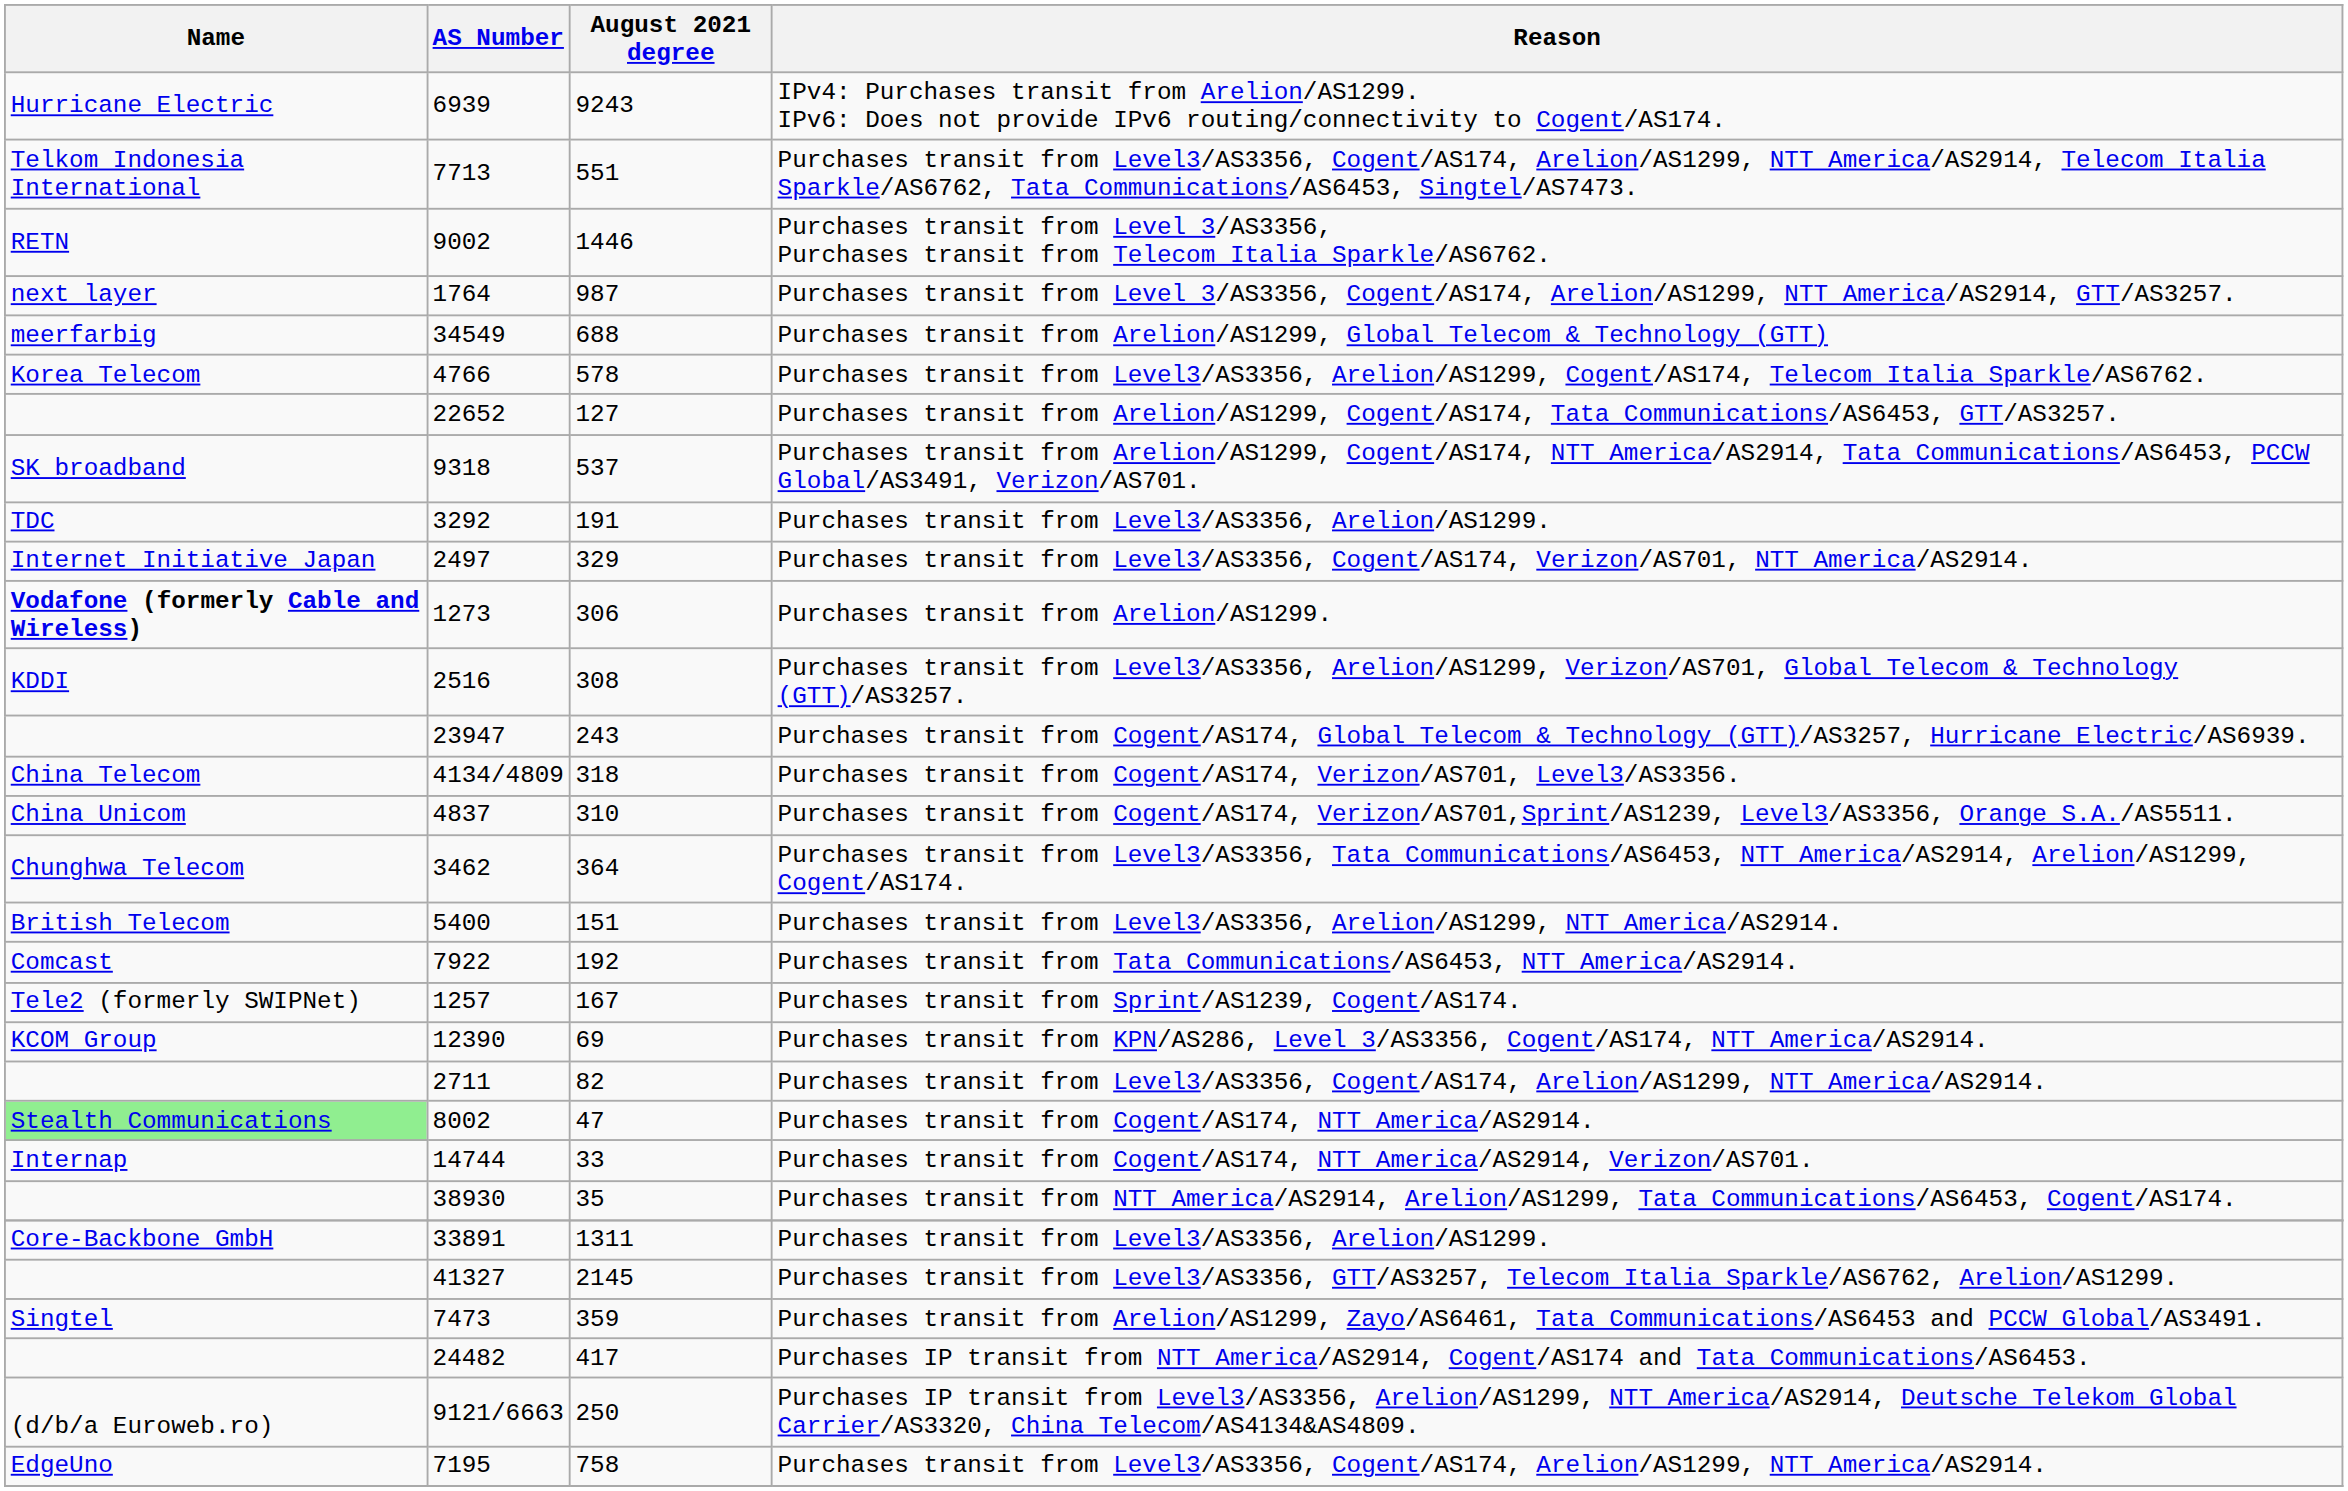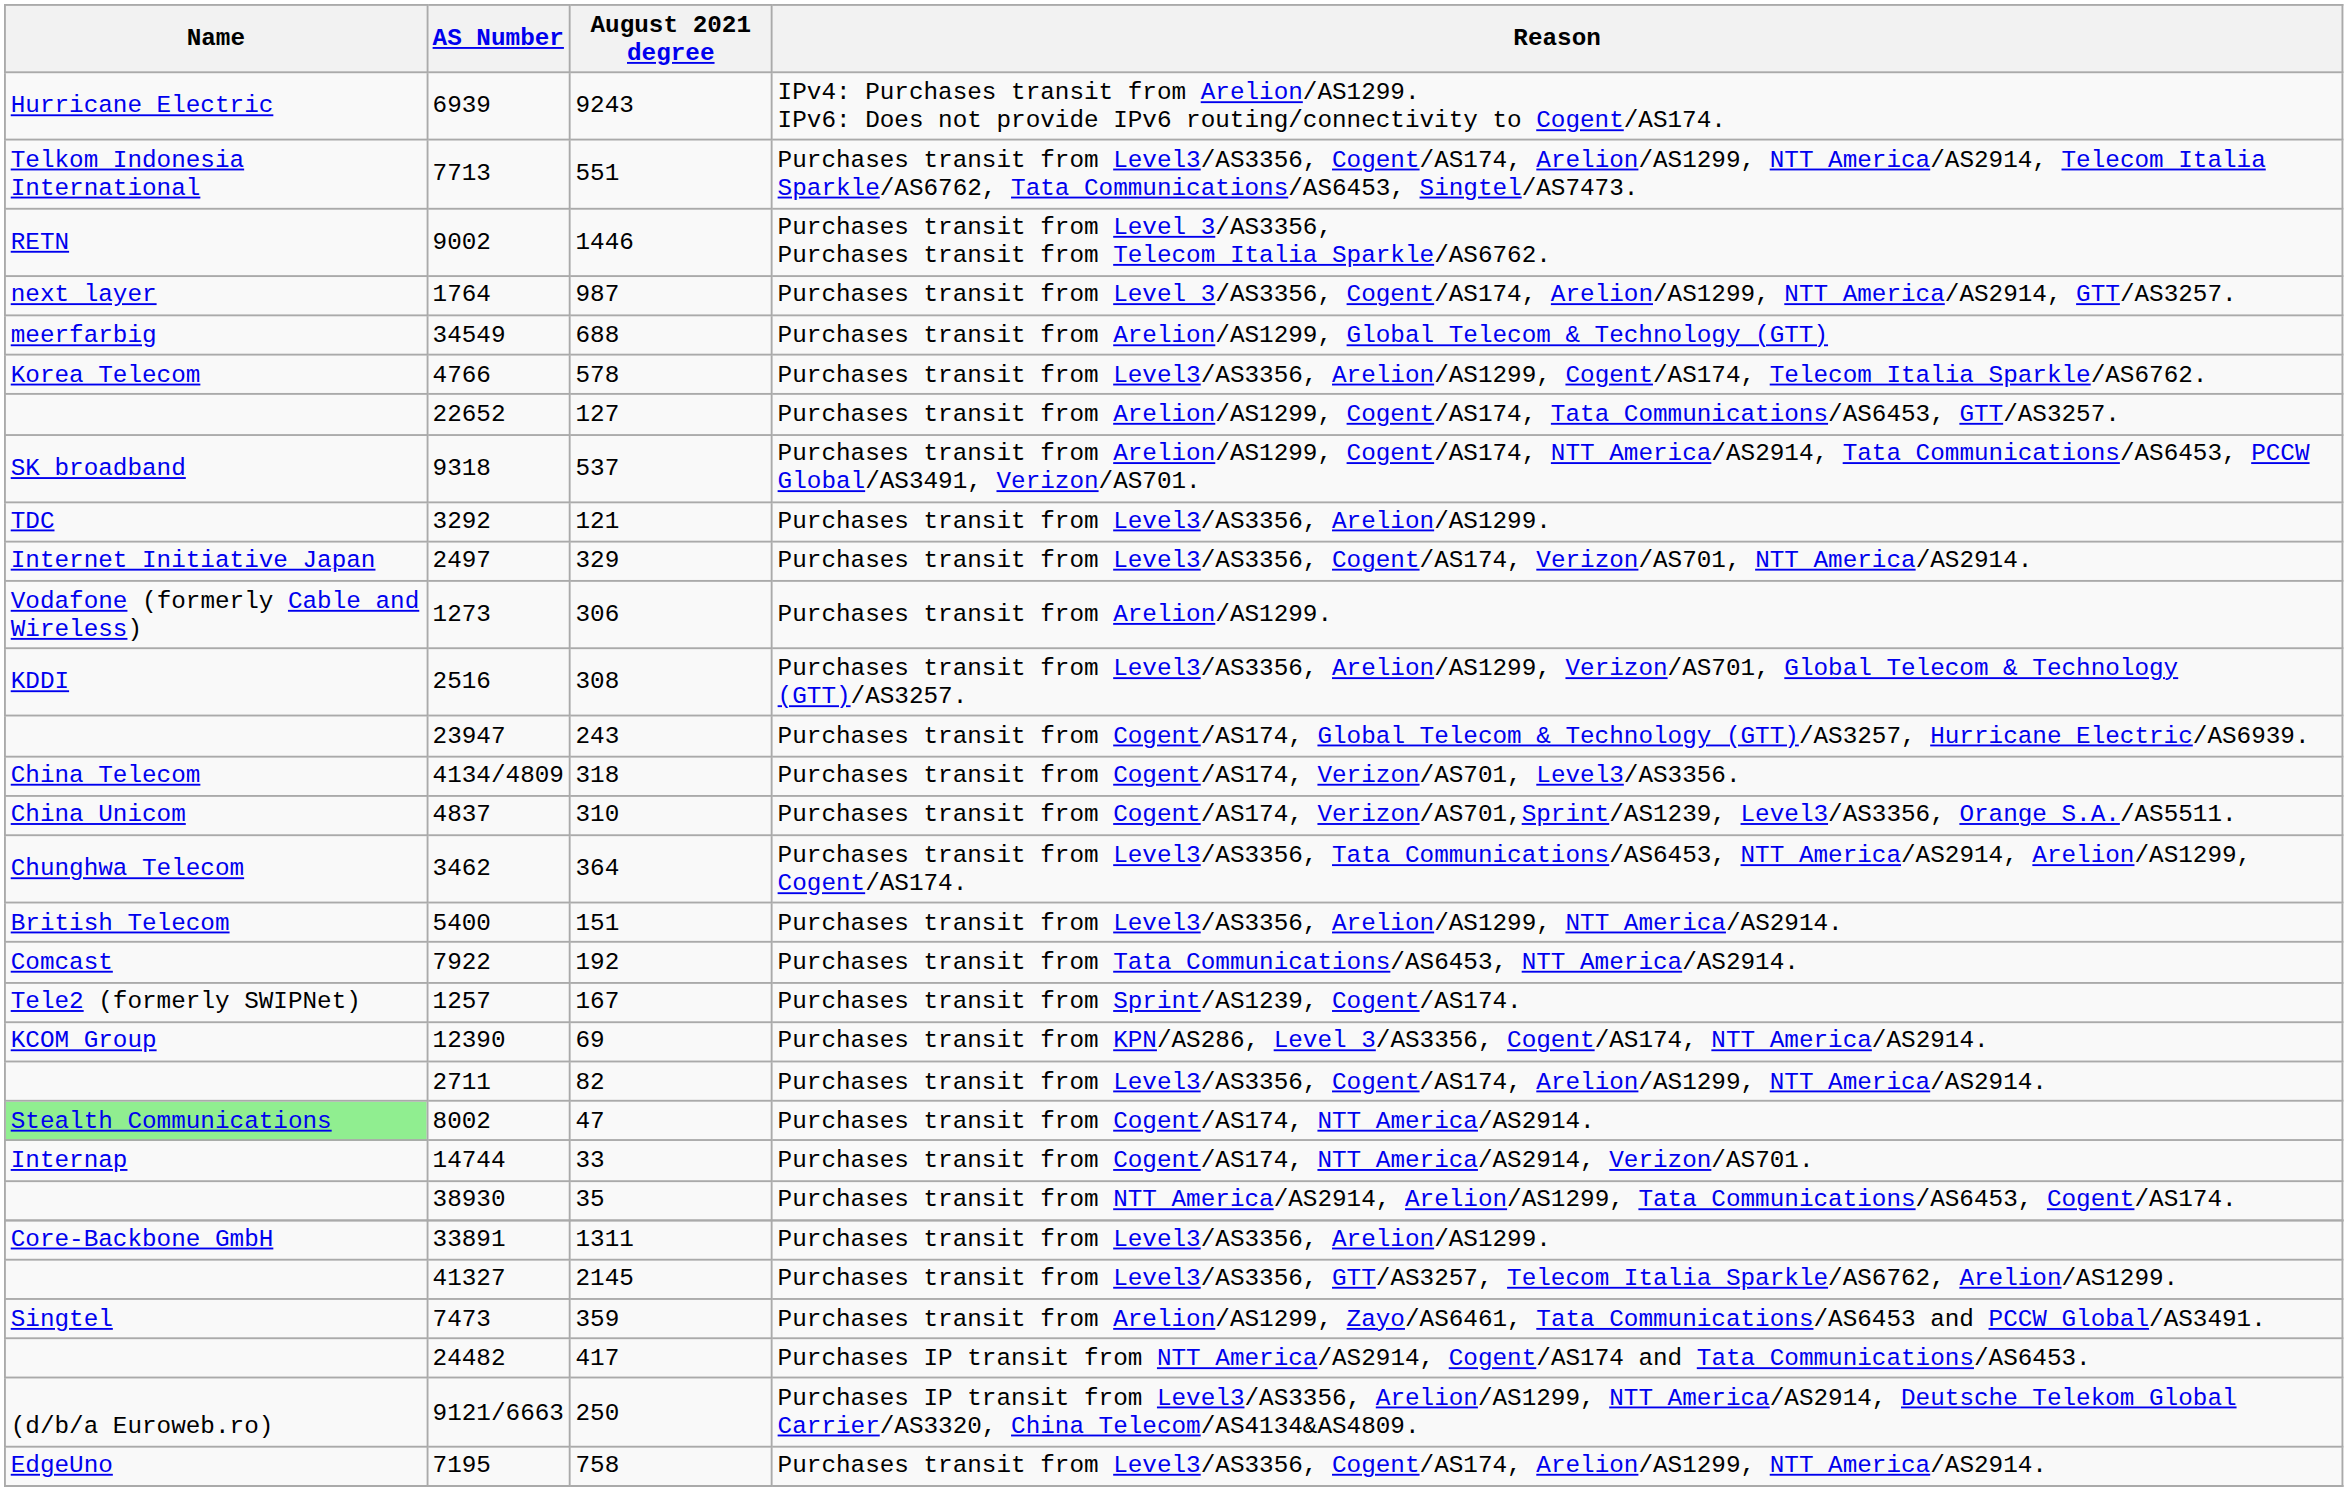(597, 522) 191 -> (597, 522) 121
(215, 615) bold -> (215, 615) normal
